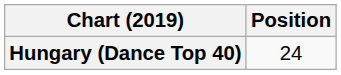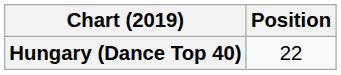(291, 52) 24 -> (291, 52) 22
